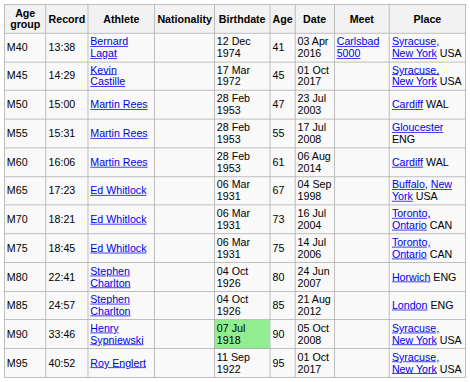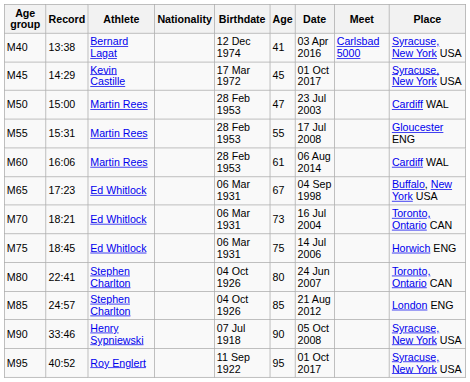(422, 248) Toronto, Ontario CAN -> (424, 248) Horwich ENG
(424, 277) Horwich ENG -> (422, 277) Toronto, Ontario CAN
(231, 335) lightgreen background -> (231, 335) no background
